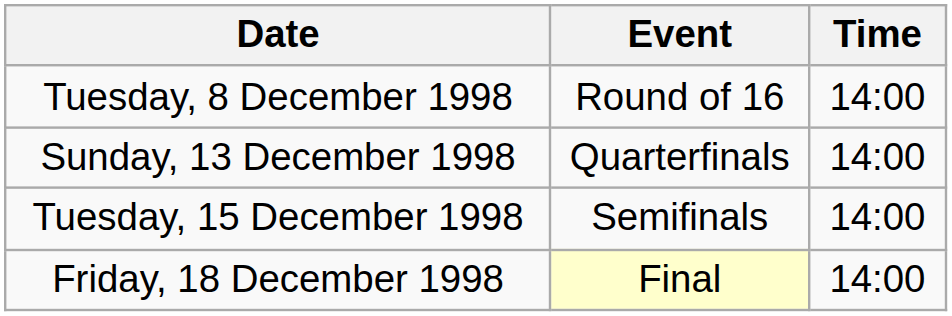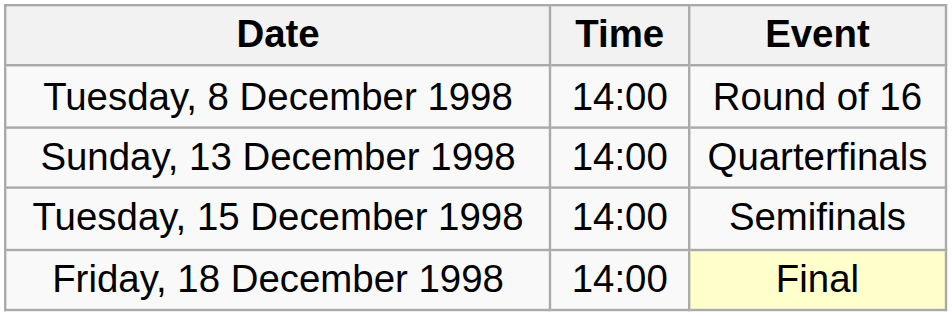columns swapped: (877, 34) <-> (680, 34)
